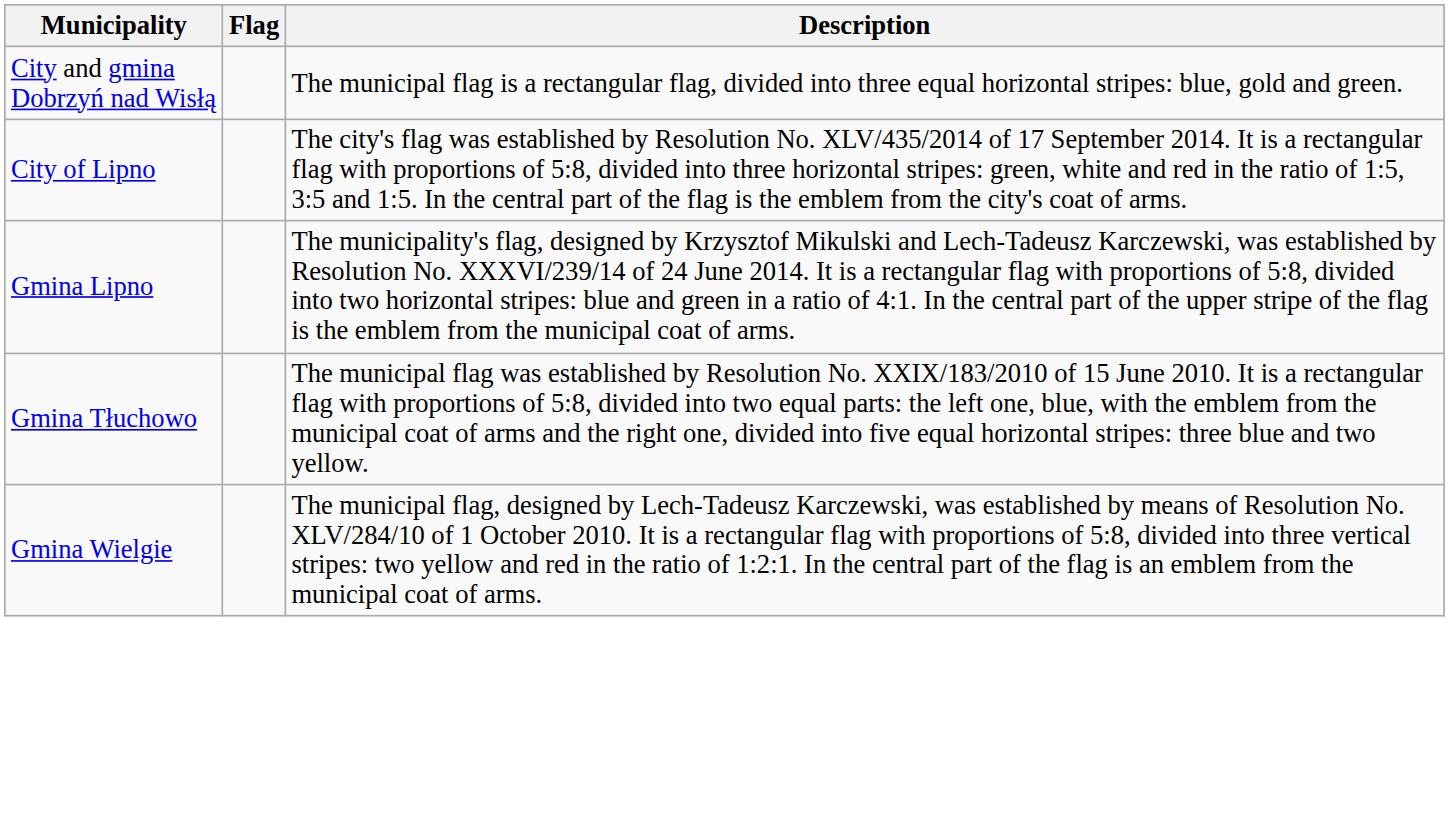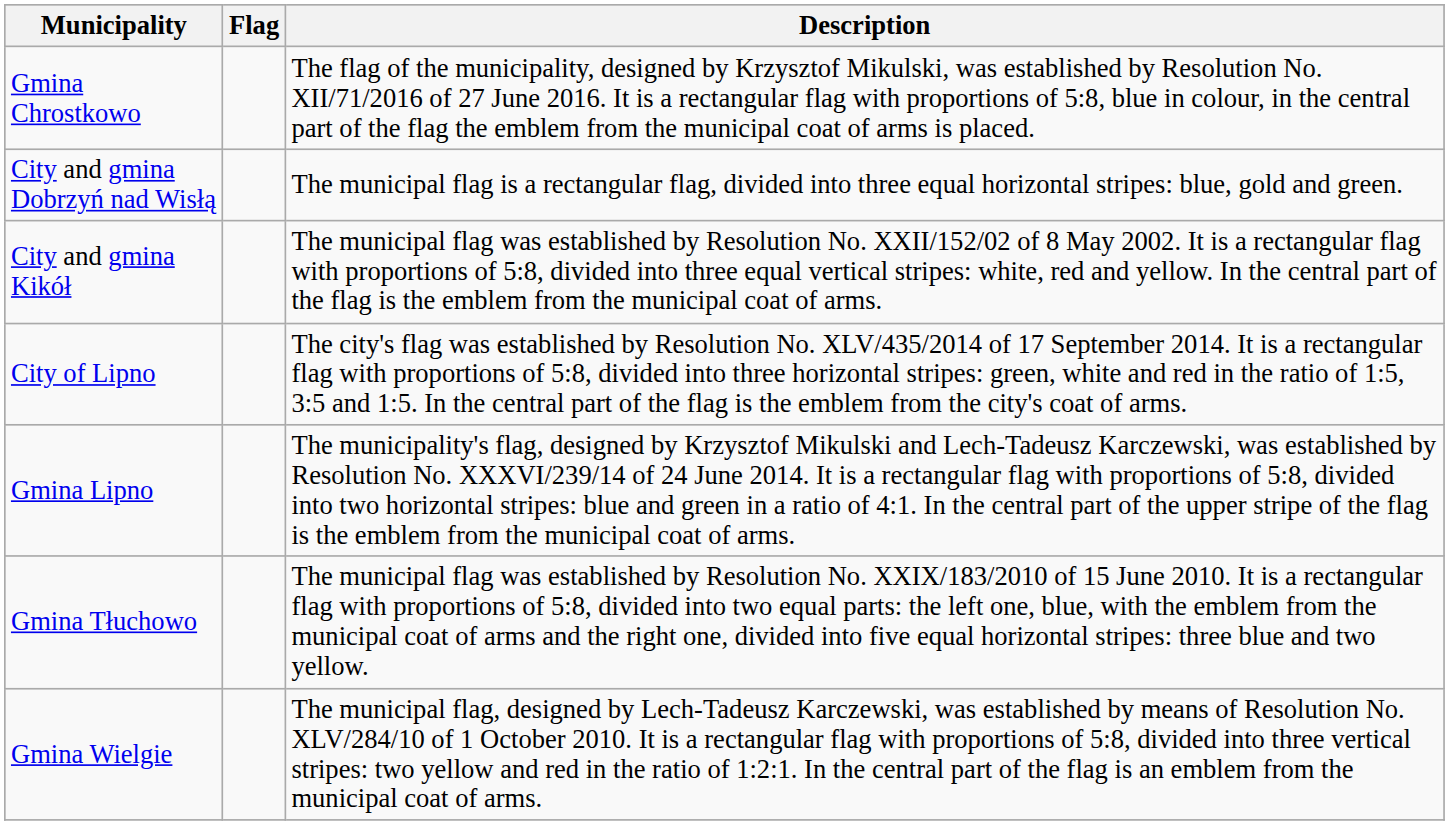+ row: (76, 97)
+ row: (93, 271)
